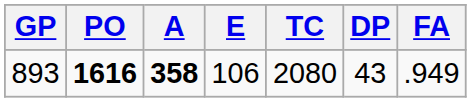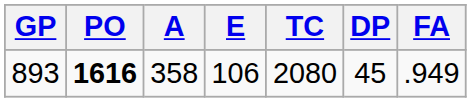(174, 73) bold -> (174, 73) normal
(370, 73) 43 -> (370, 73) 45
